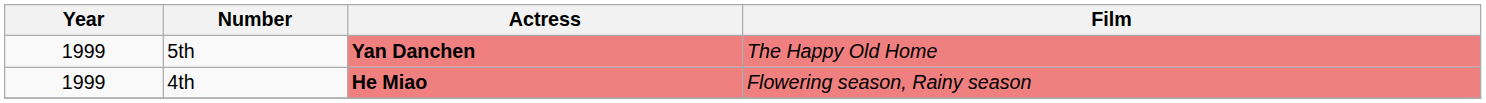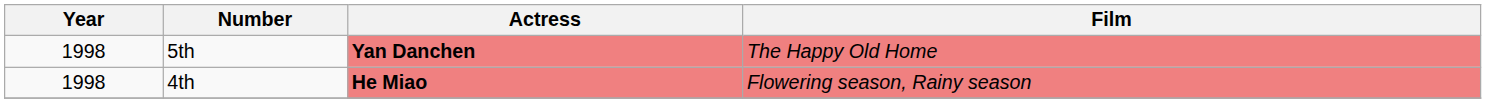(84, 51) 1999 -> (84, 51) 1998
(84, 82) 1999 -> (84, 82) 1998
